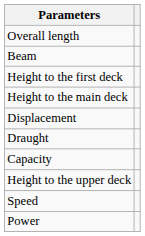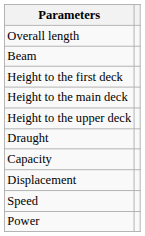rows swapped: (69, 180) <-> (42, 118)
